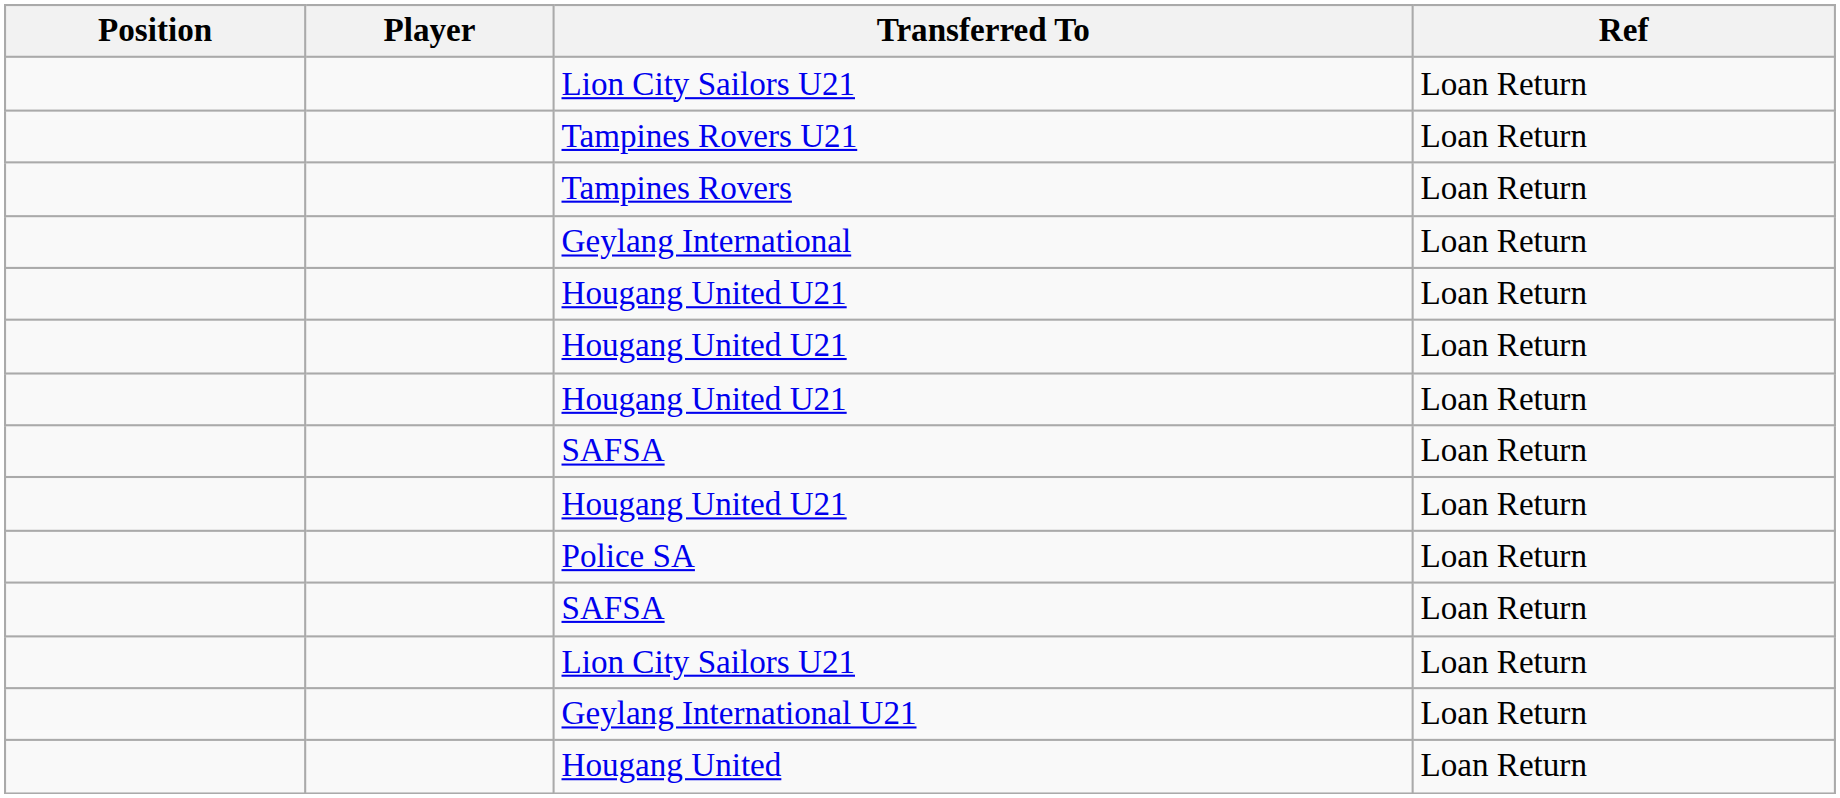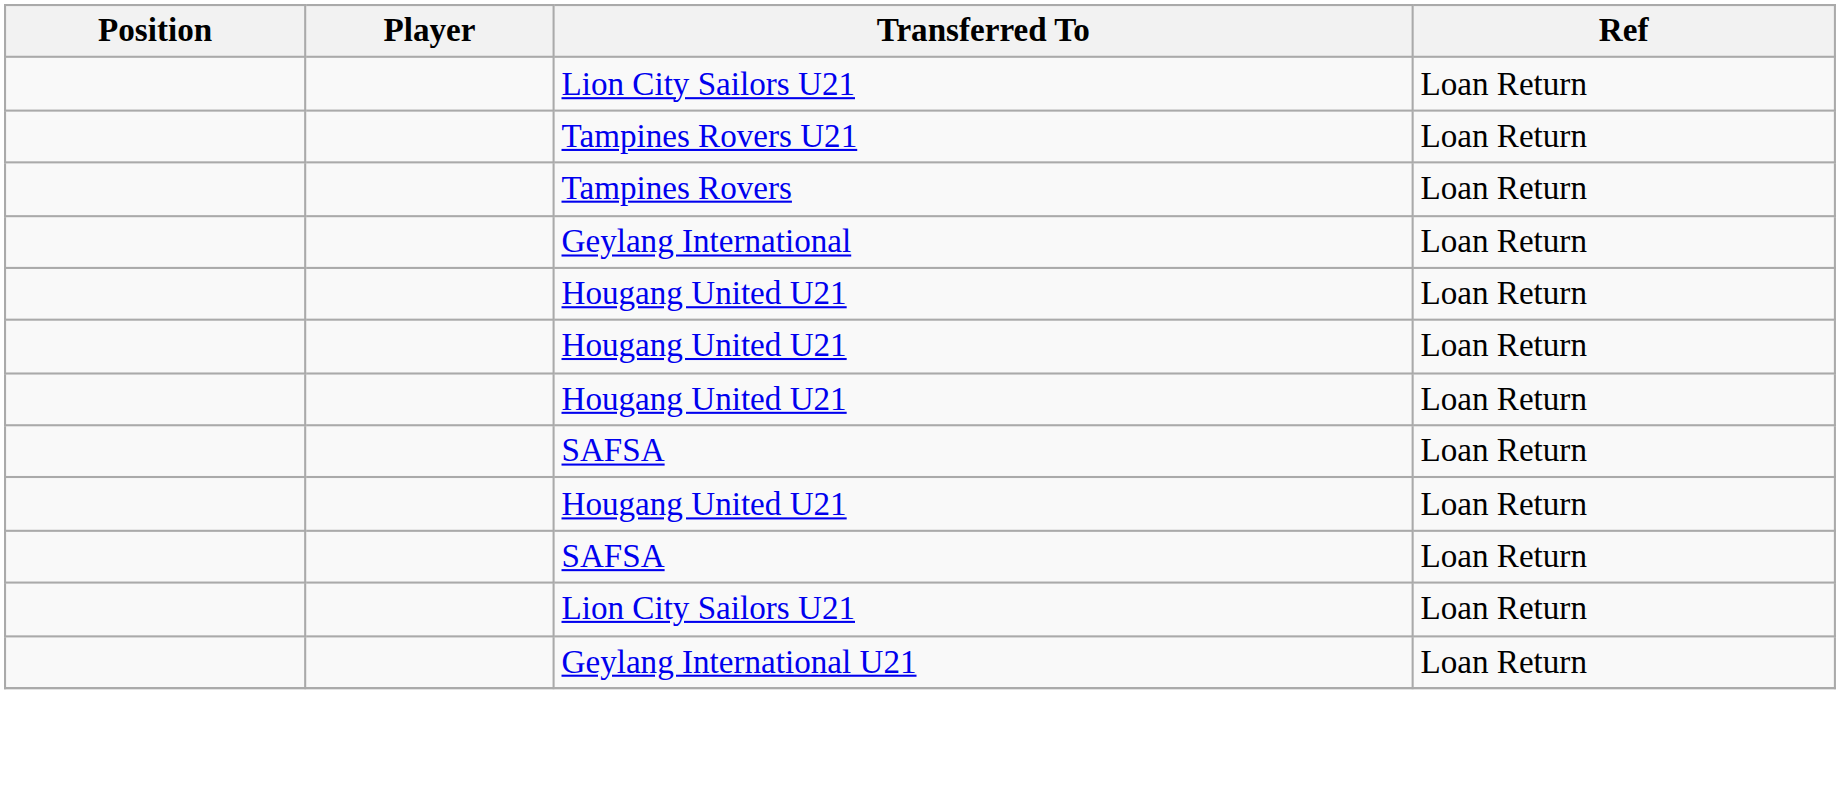- row: (155, 557)
- row: (155, 767)
